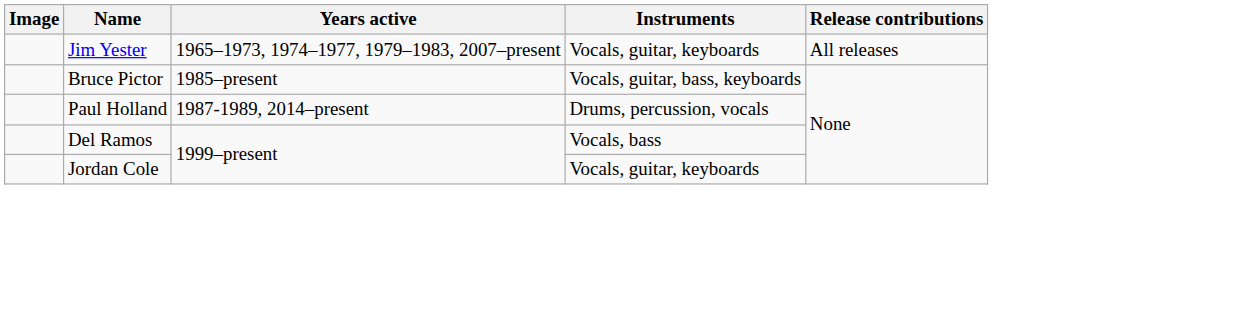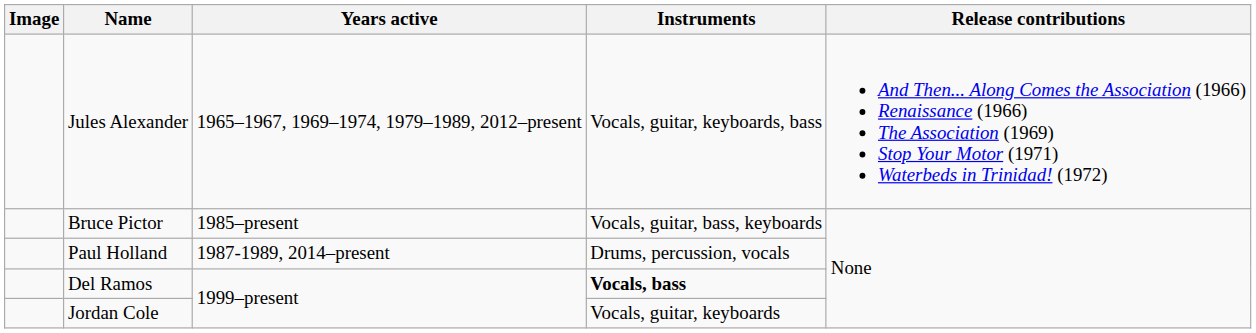+ row: (128, 121)
- row: (107, 49)
(615, 139) normal -> (638, 283) bold
